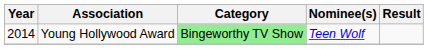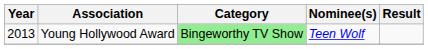(21, 34) 2014 -> (21, 34) 2013
